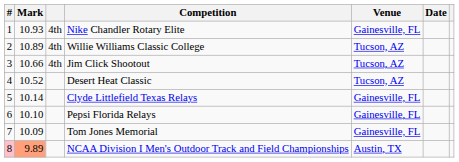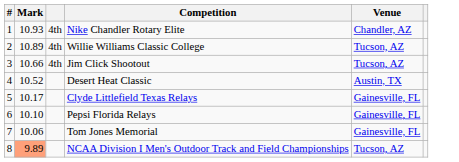- column: (436, 13)
(387, 30) Gainesville, FL -> (383, 30) Chandler, AZ
(379, 81) Tucson, AZ -> (378, 81) Austin, TX
(31, 98) 10.14 -> (31, 98) 10.17
(31, 132) 10.09 -> (31, 132) 10.06
(9, 149) pink background -> (9, 149) no background
(378, 149) Austin, TX -> (379, 149) Tucson, AZ
